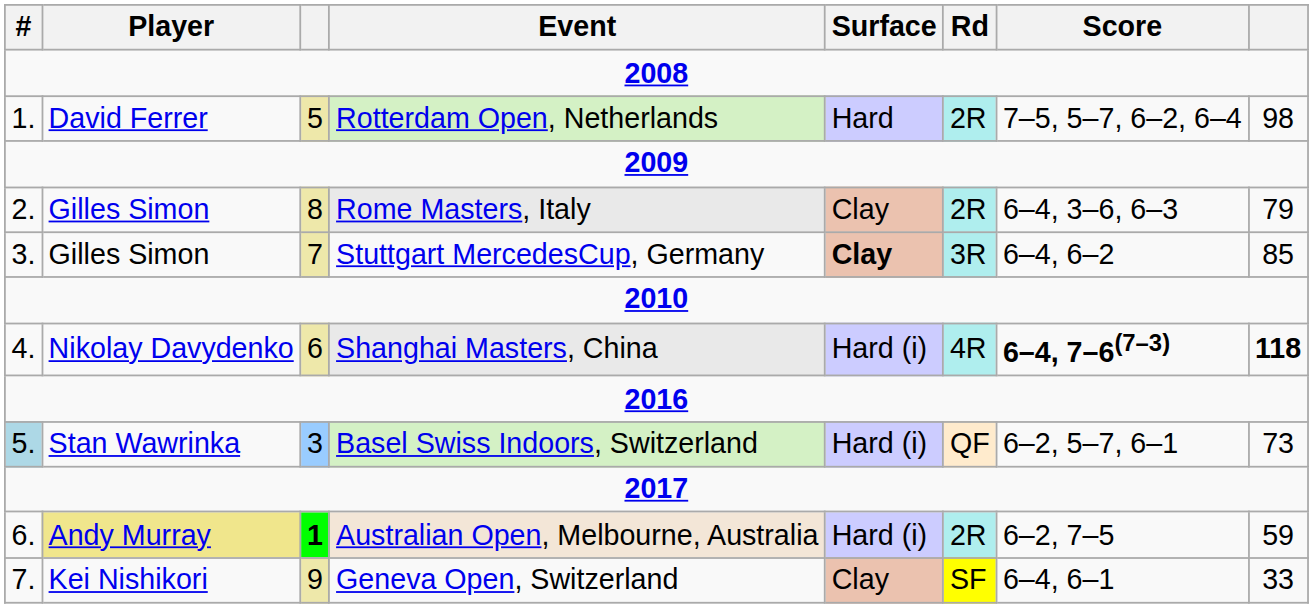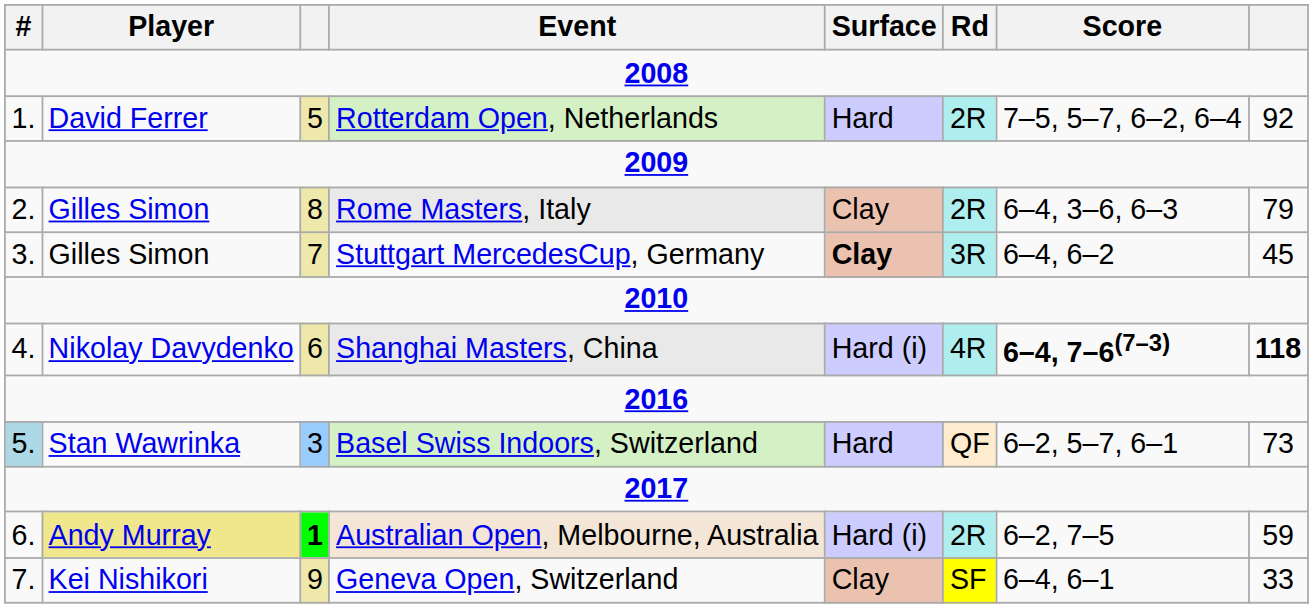(1278, 118) 98 -> (1278, 118) 92
(1278, 254) 85 -> (1278, 254) 45
(879, 443) Hard (i) -> (863, 443) Hard
